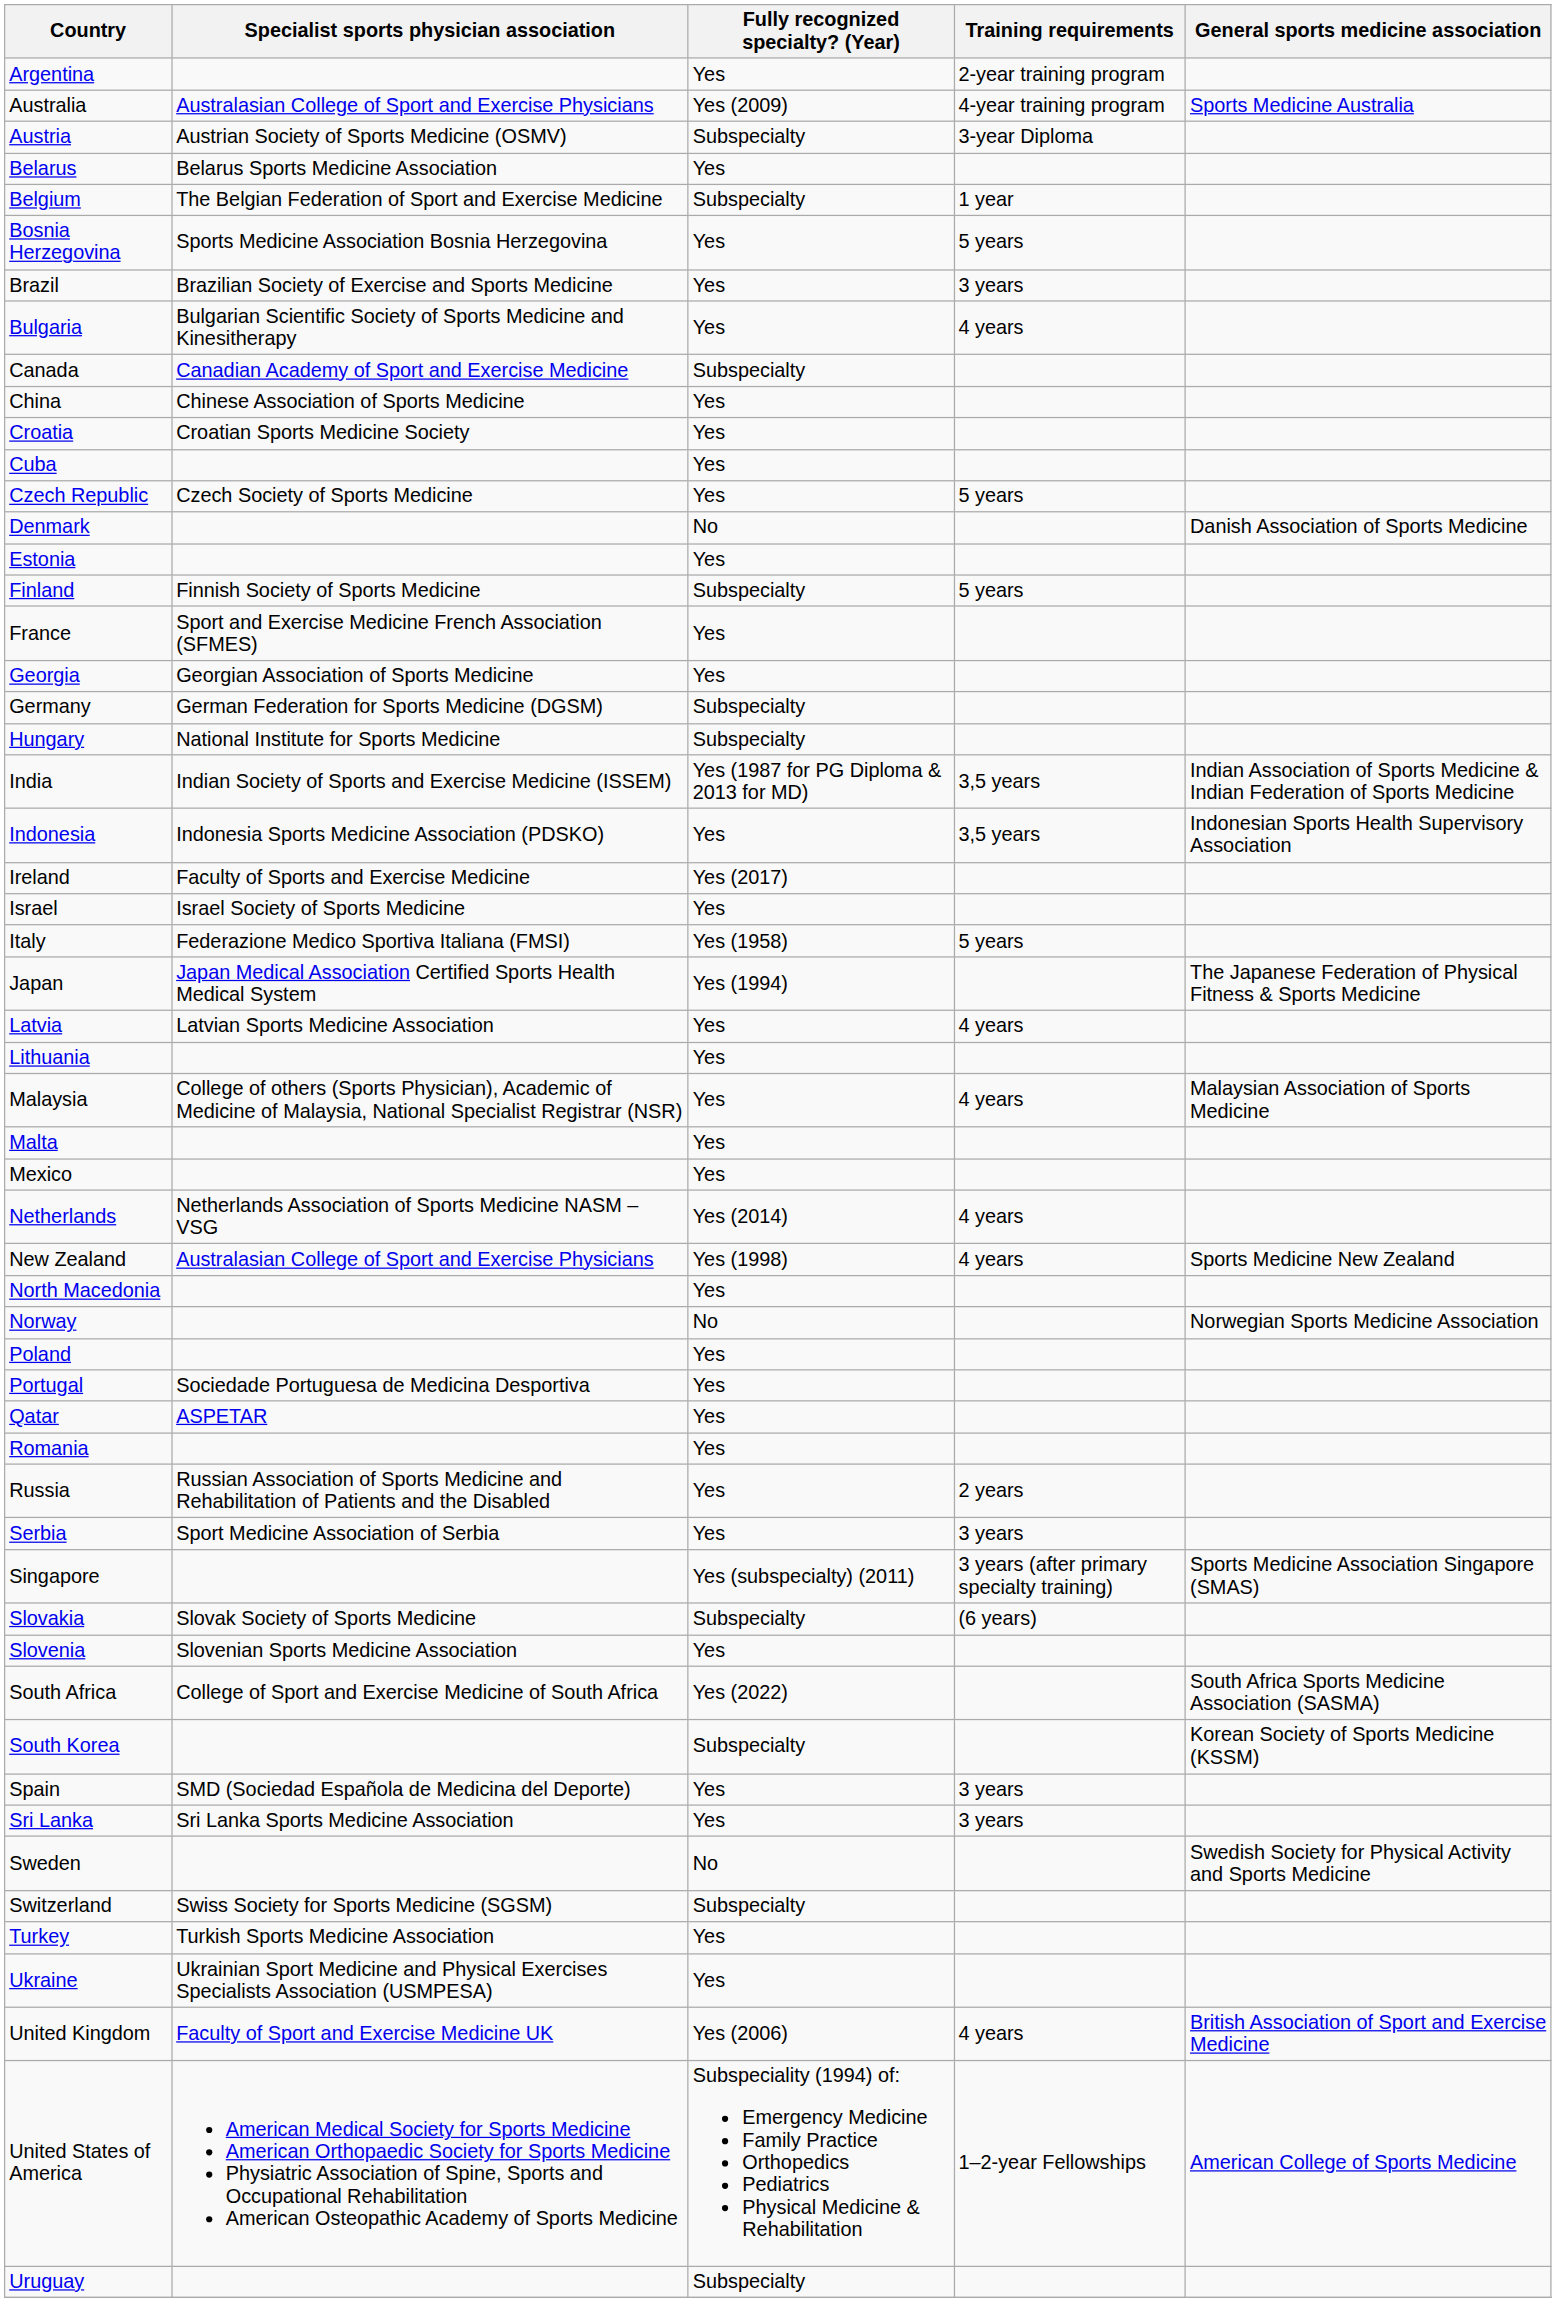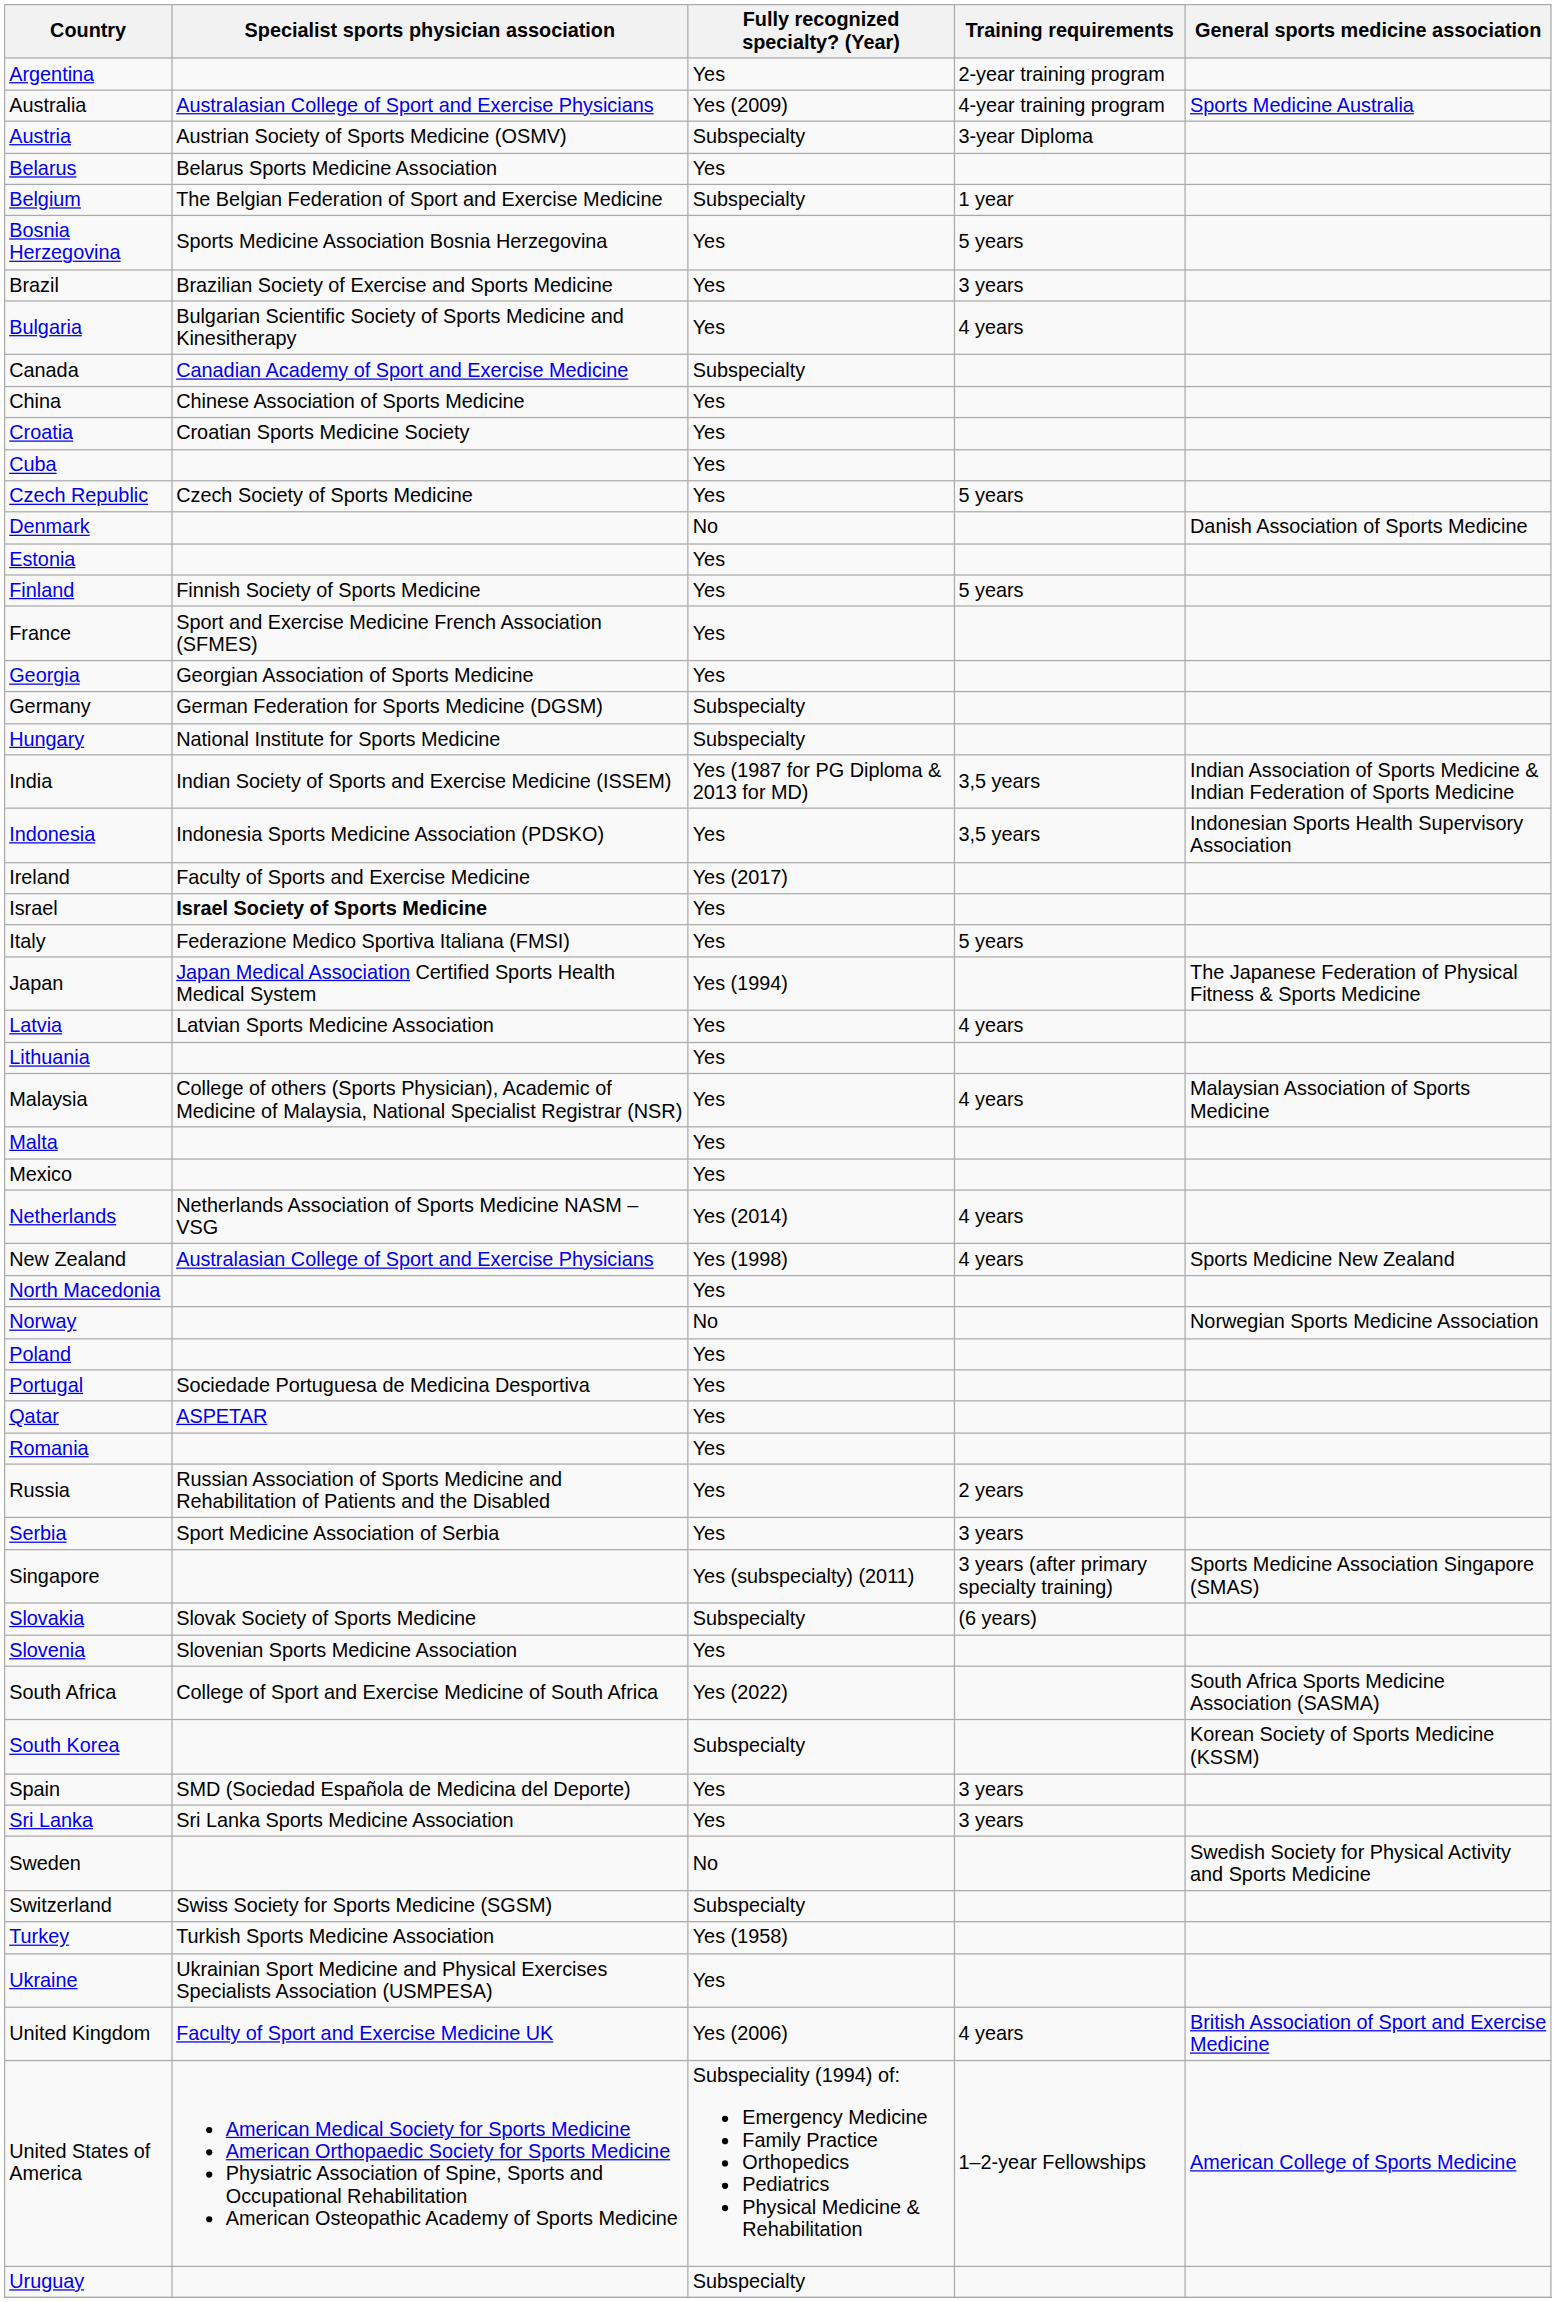(749, 590) Subspecialty -> (709, 590) Yes
(321, 909) normal -> (332, 909) bold
(740, 940) Yes (1958) -> (709, 940) Yes
(709, 1937) Yes -> (740, 1937) Yes (1958)
